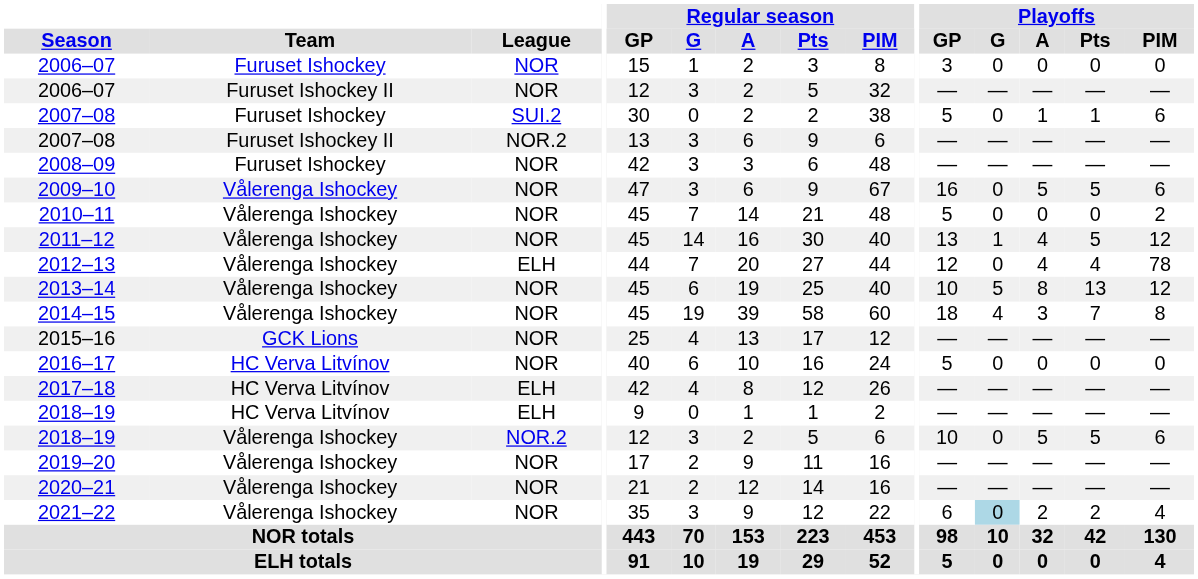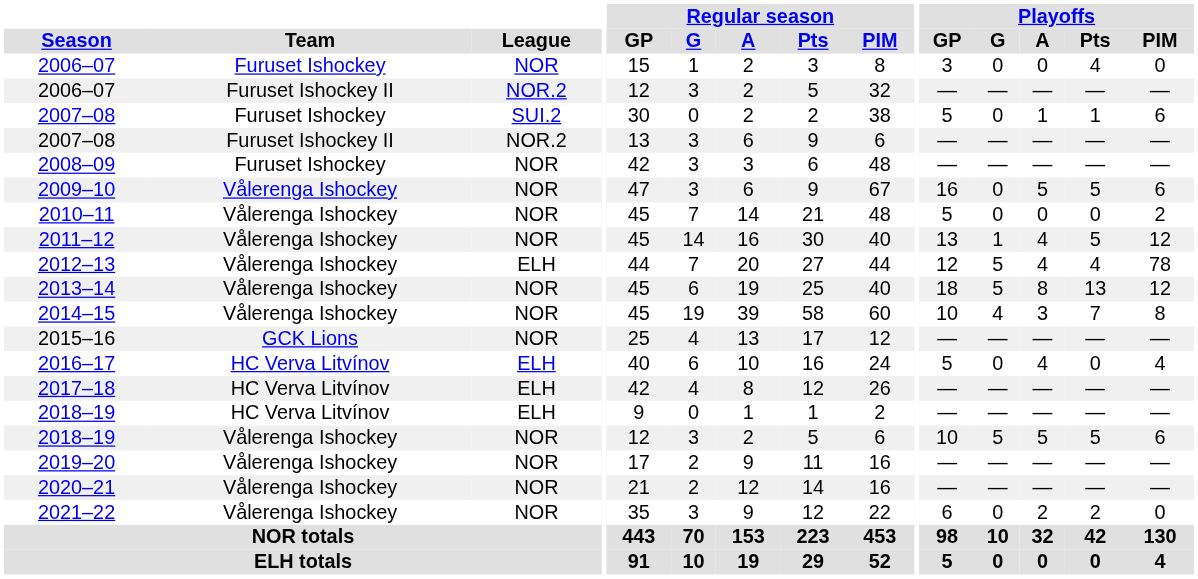(1095, 65) 0 -> (1095, 65) 4
(536, 90) NOR -> (536, 90) NOR.2
(998, 264) 0 -> (998, 264) 5
(947, 289) 10 -> (947, 289) 18
(947, 313) 18 -> (947, 313) 10
(536, 363) NOR -> (536, 363) ELH
(1042, 363) 0 -> (1042, 363) 4
(1160, 363) 0 -> (1160, 363) 4
(536, 437) NOR.2 -> (536, 437) NOR
(998, 437) 0 -> (998, 437) 5
(998, 512) lightblue background -> (998, 512) no background
(1160, 512) 4 -> (1160, 512) 0
